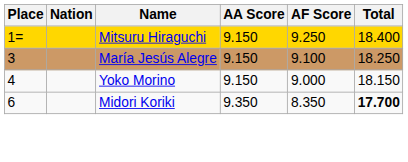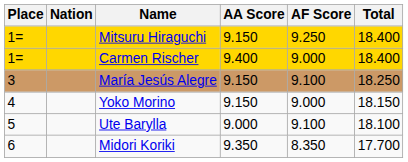+ row: (149, 59)
+ row: (133, 124)
(379, 102) bold -> (379, 146) normal
